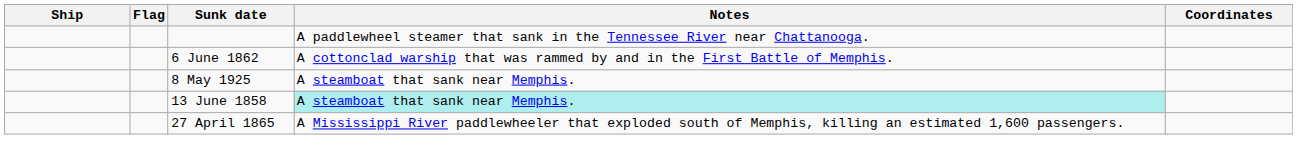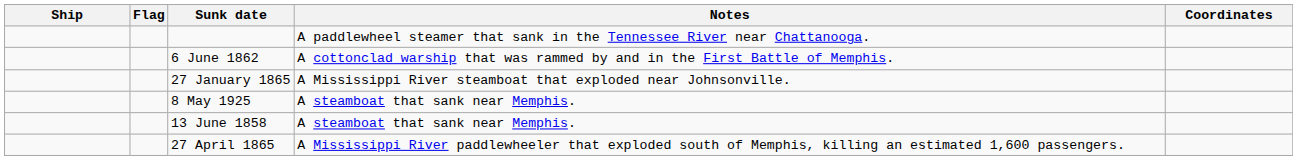+ row: (231, 80)
(436, 102) paleturquoise background -> (437, 123) no background
